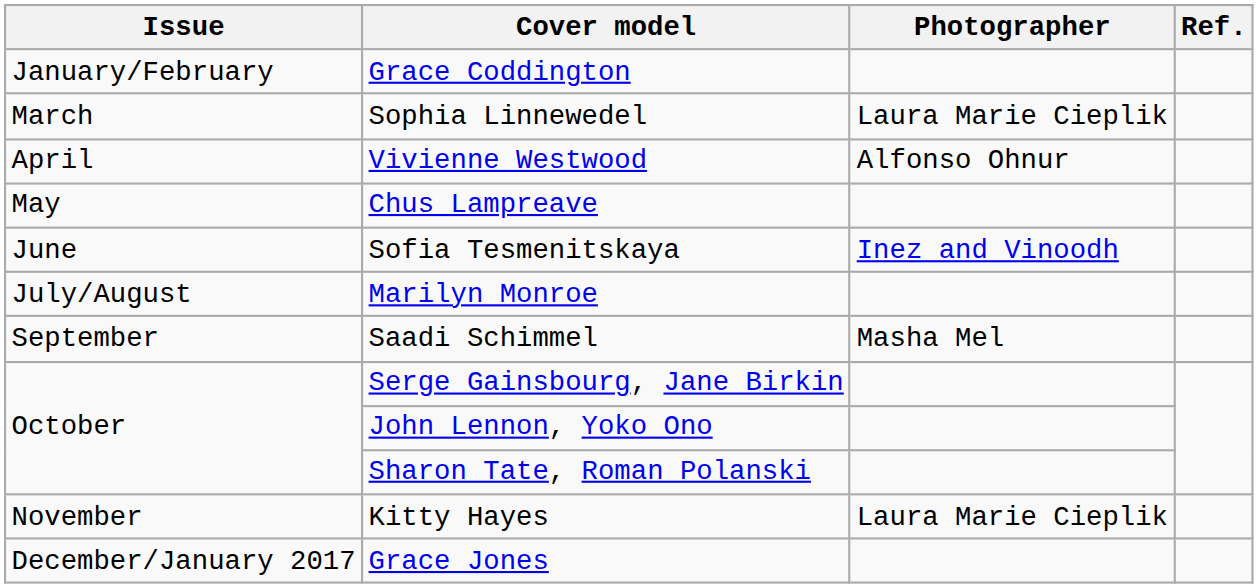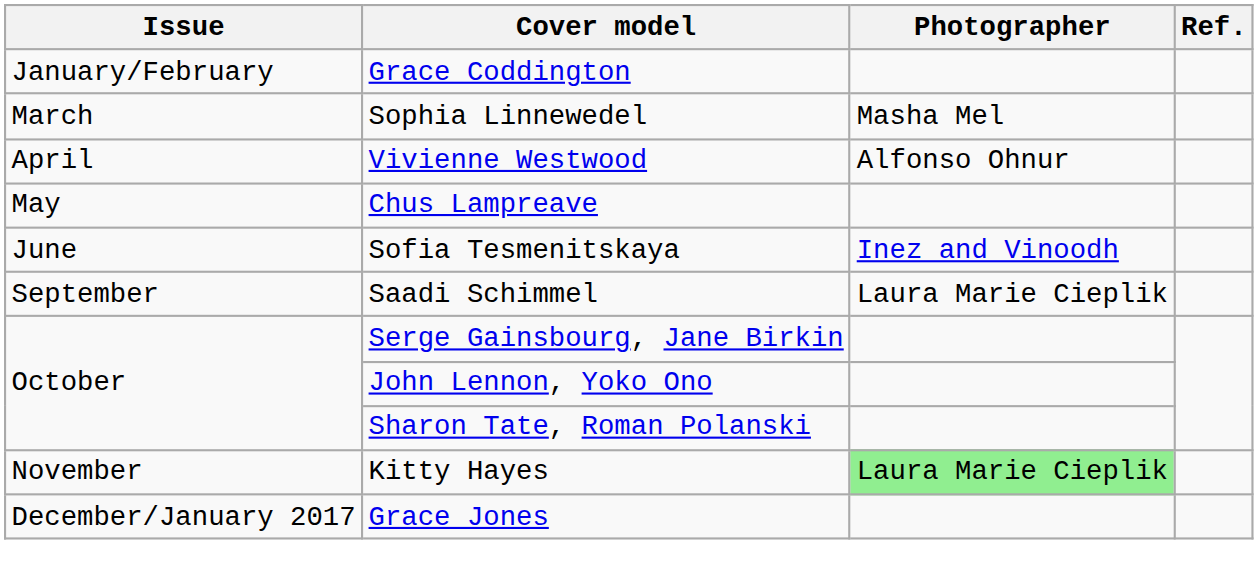(1012, 116) Laura Marie Cieplik -> (930, 116) Masha Mel
- row: (483, 294)
(930, 339) Masha Mel -> (1012, 294) Laura Marie Cieplik
(1012, 517) no background -> (1012, 472) lightgreen background
